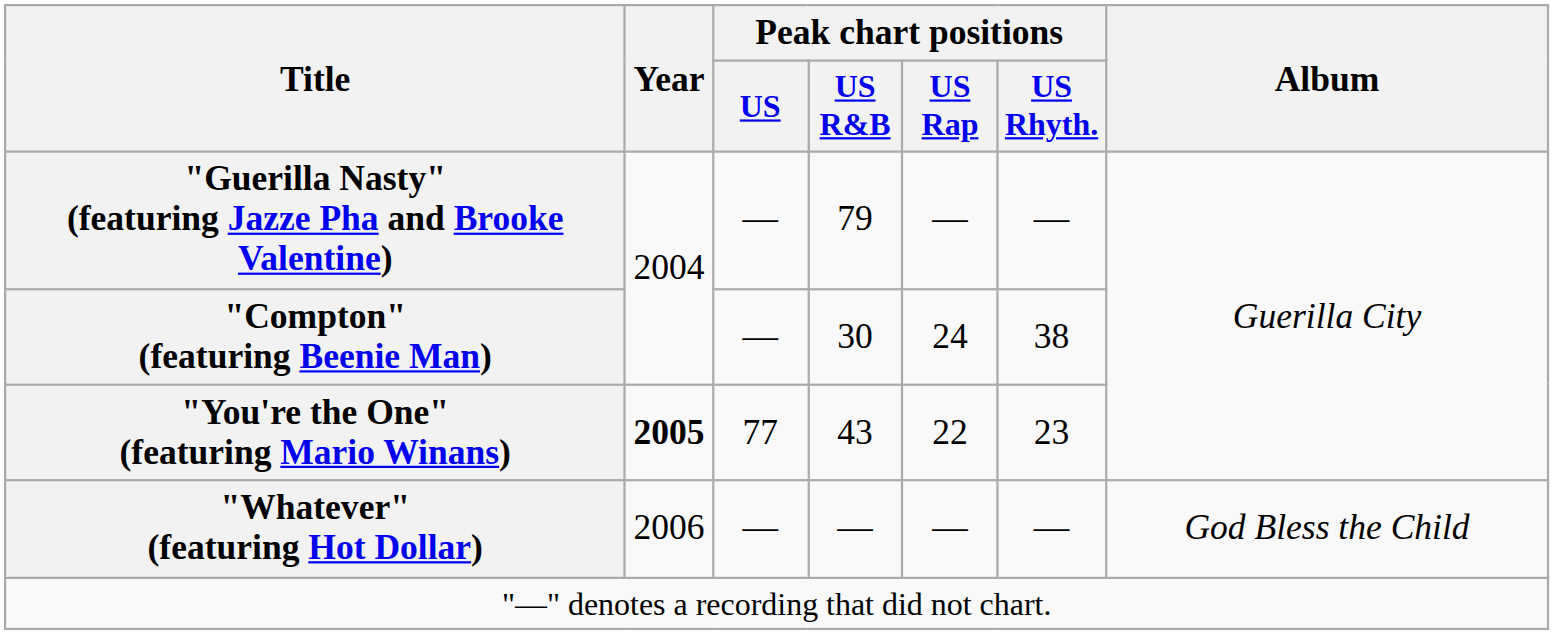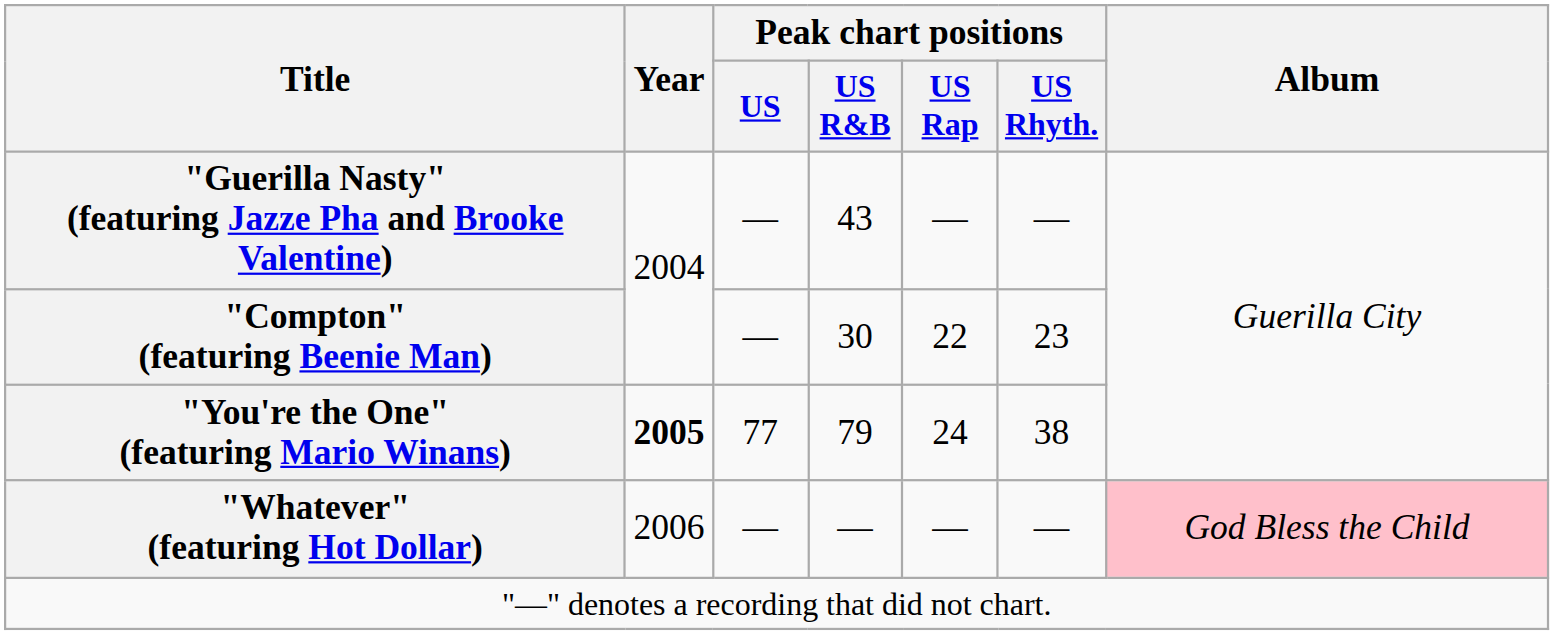(855, 219) 79 -> (855, 219) 43
(950, 335) 24 -> (950, 335) 22
(1052, 335) 38 -> (1052, 335) 23
(855, 431) 43 -> (855, 431) 79
(950, 431) 22 -> (950, 431) 24
(1052, 431) 23 -> (1052, 431) 38
(1327, 528) no background -> (1327, 528) pink background
